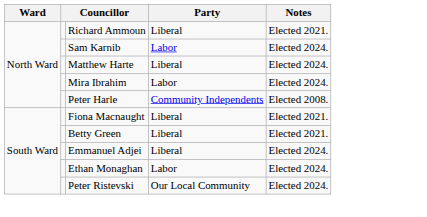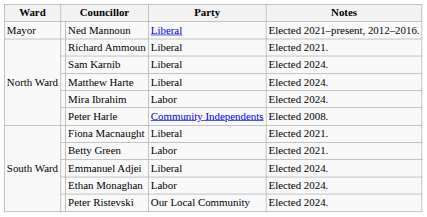+ row: (99, 30)
(164, 47) Labor -> (166, 64) Liberal
(166, 133) Liberal -> (164, 151) Labor
